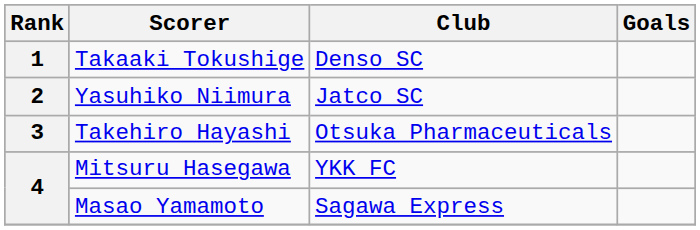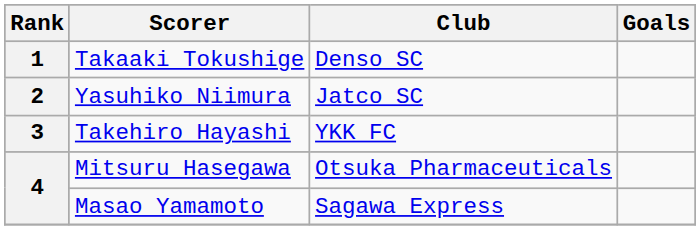(464, 133) Otsuka Pharmaceuticals -> (356, 133) YKK FC
(356, 170) YKK FC -> (464, 170) Otsuka Pharmaceuticals
